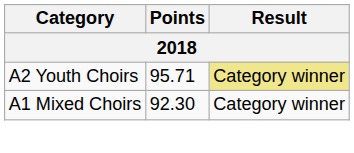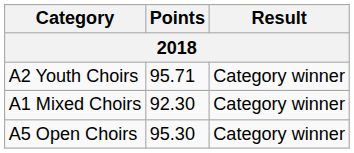(279, 76) khaki background -> (279, 76) no background
+ row: (73, 133)
